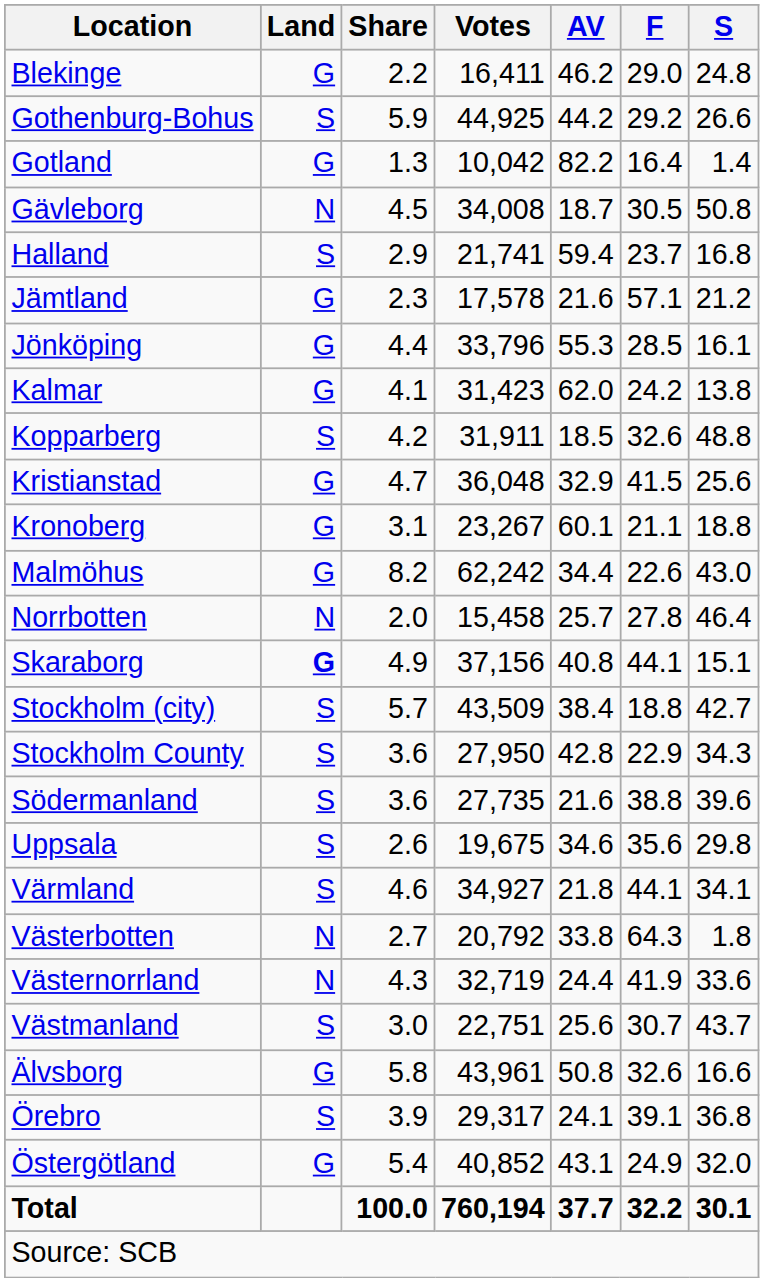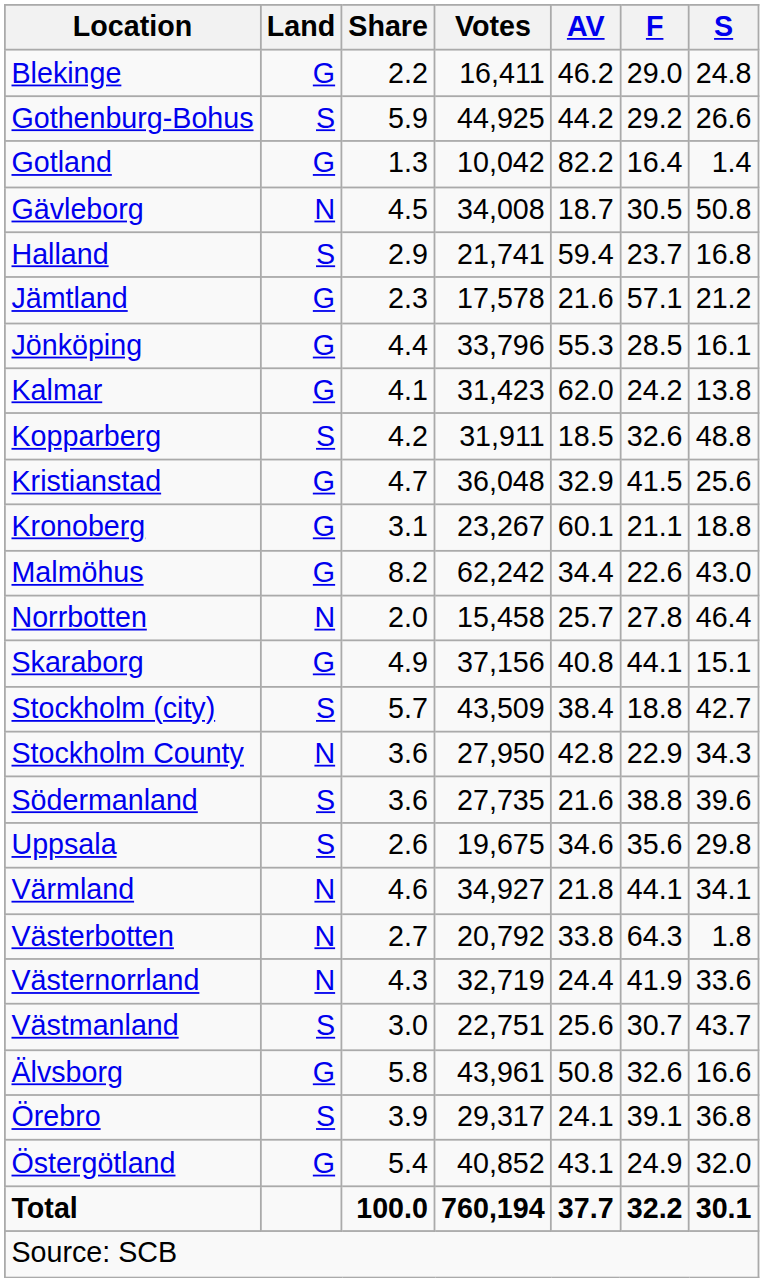(324, 663) bold -> (324, 663) normal
(326, 753) S -> (325, 753) N
(326, 890) S -> (325, 890) N
